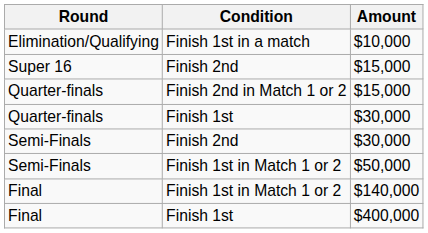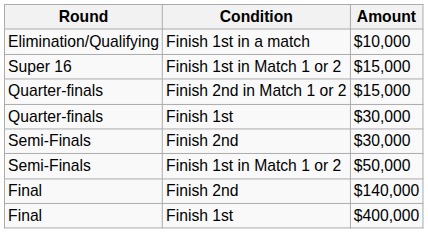(202, 66) Finish 2nd -> (254, 66) Finish 1st in Match 1 or 2
(254, 191) Finish 1st in Match 1 or 2 -> (202, 191) Finish 2nd
